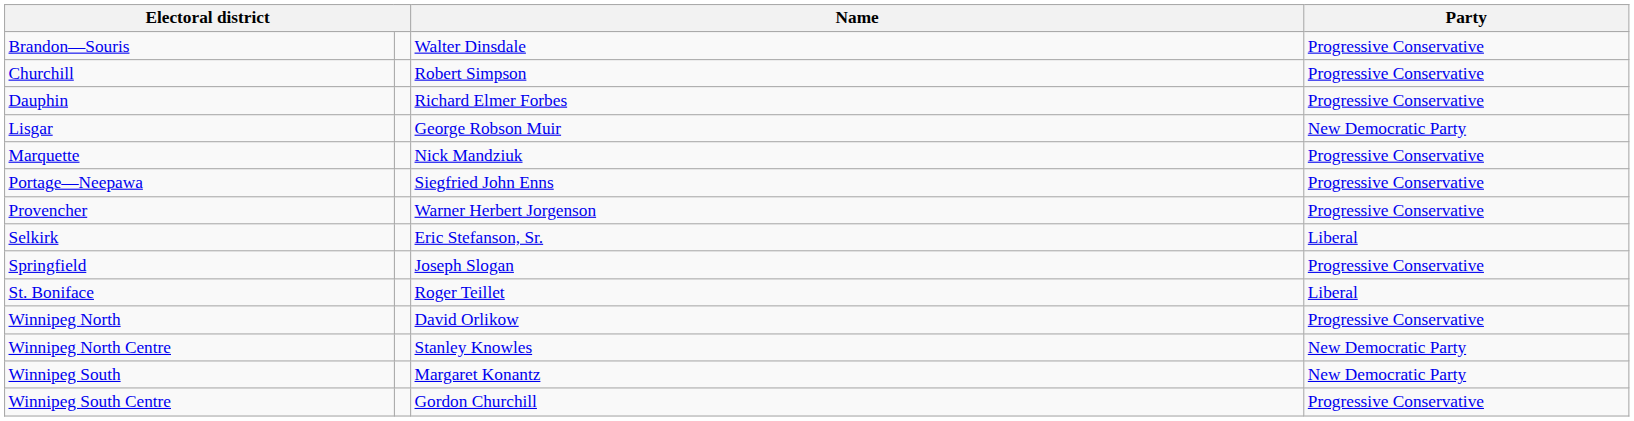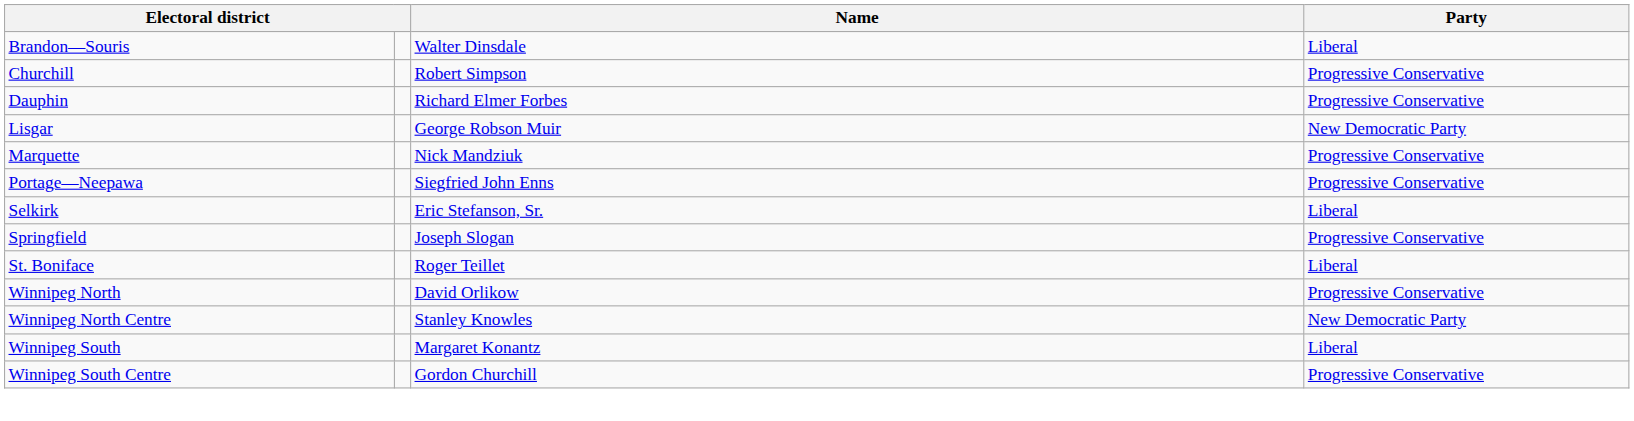(1396, 45) Progressive Conservative -> (1333, 45) Liberal
- row: (48, 210)
(1387, 374) New Democratic Party -> (1333, 347) Liberal
